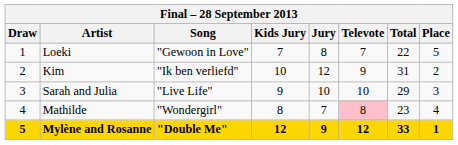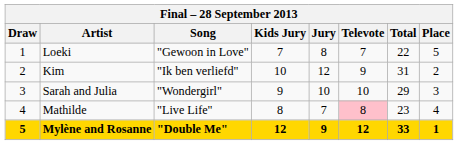(185, 91) "Live Life" -> (189, 91) "Wondergirl"
(189, 110) "Wondergirl" -> (185, 110) "Live Life"
